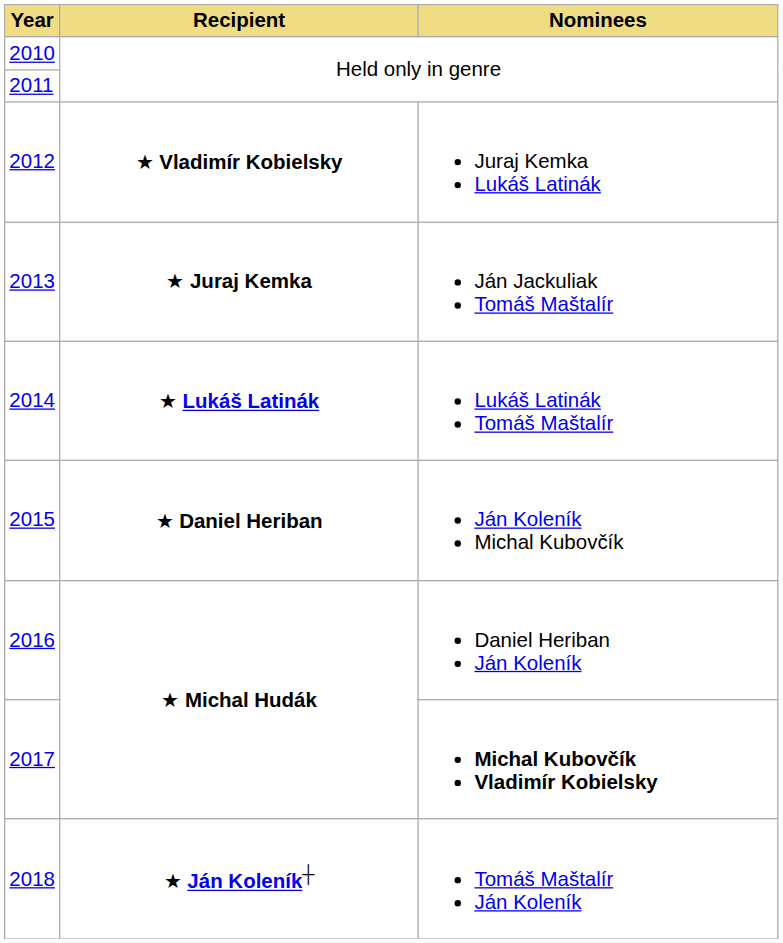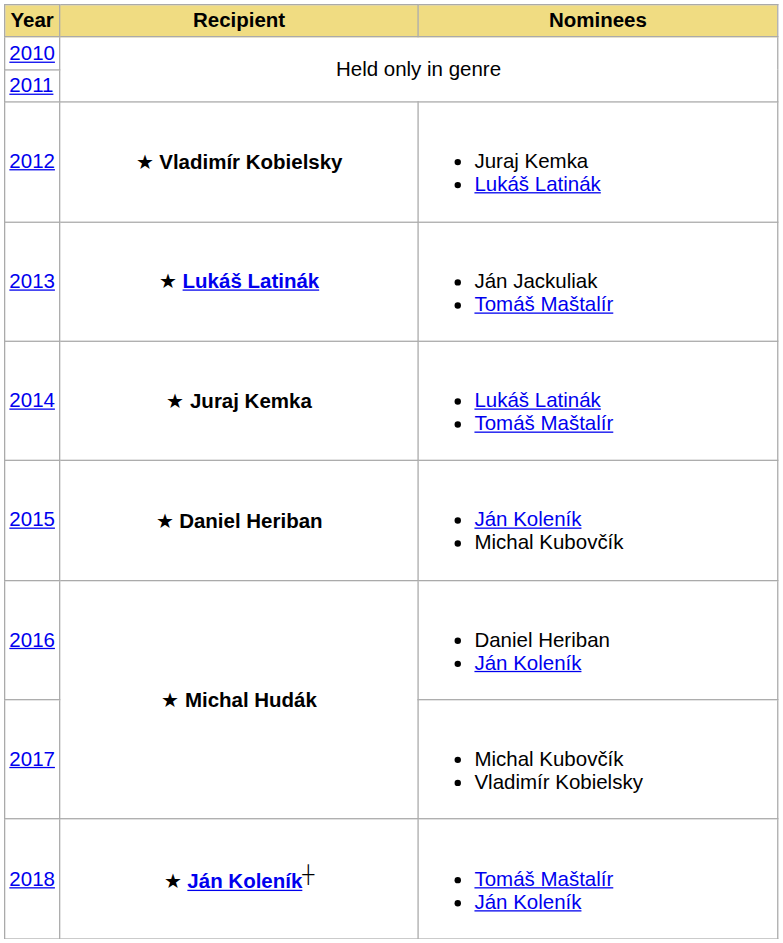(239, 281) ★ Juraj Kemka -> (239, 281) ★ Lukáš Latinák
(239, 401) ★ Lukáš Latinák -> (239, 401) ★ Juraj Kemka
(598, 771) bold -> (598, 771) normal
